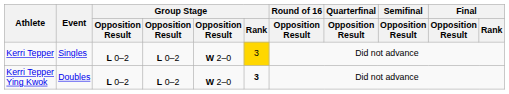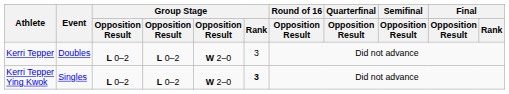(73, 54) Singles -> (74, 54) Doubles
(257, 54) gold background -> (257, 54) no background
(74, 78) Doubles -> (73, 78) Singles
